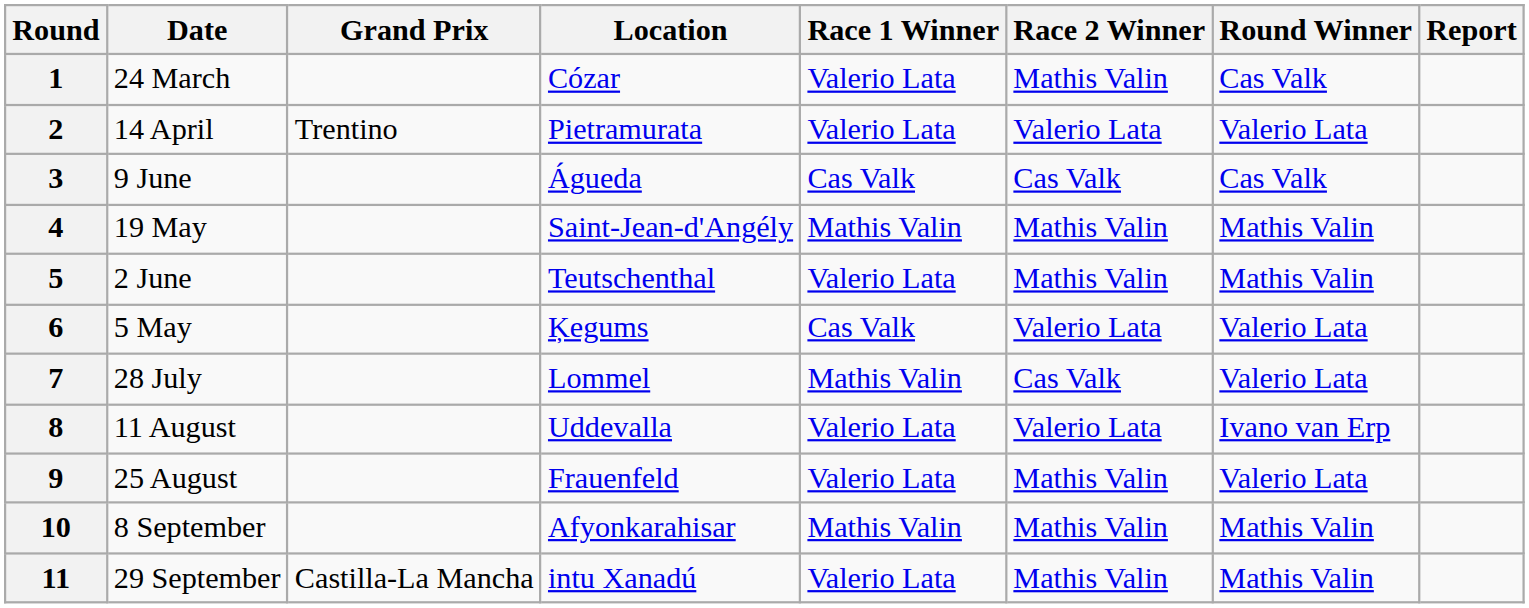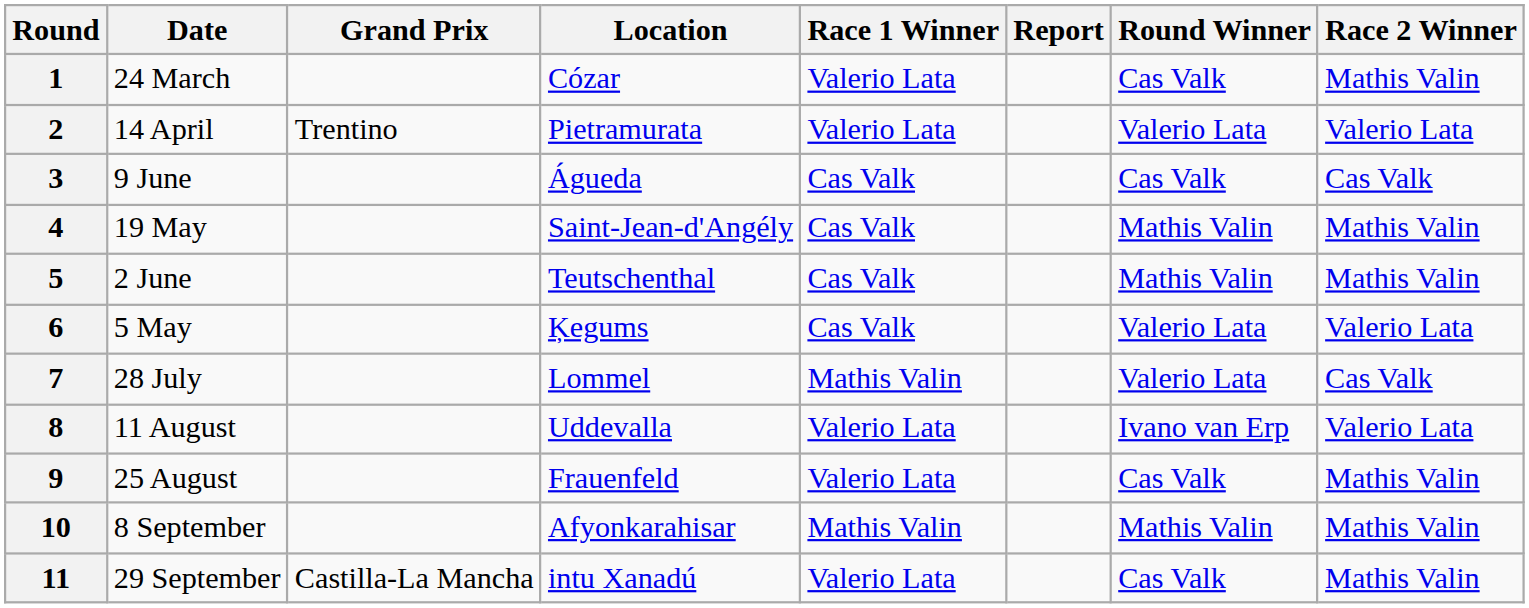columns swapped: (1109, 28) <-> (1472, 28)
(885, 228) Mathis Valin -> (861, 228) Cas Valk
(882, 278) Valerio Lata -> (861, 278) Cas Valk
(1294, 477) Valerio Lata -> (1172, 477) Cas Valk
(1297, 576) Mathis Valin -> (1172, 576) Cas Valk
